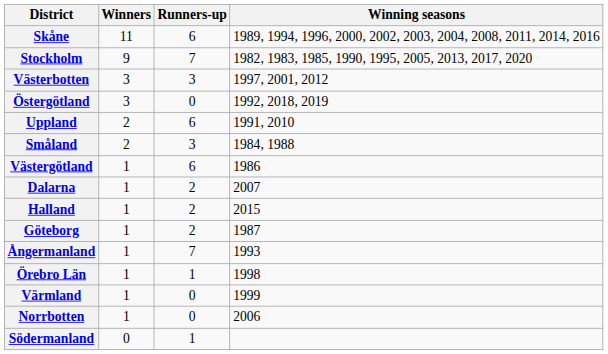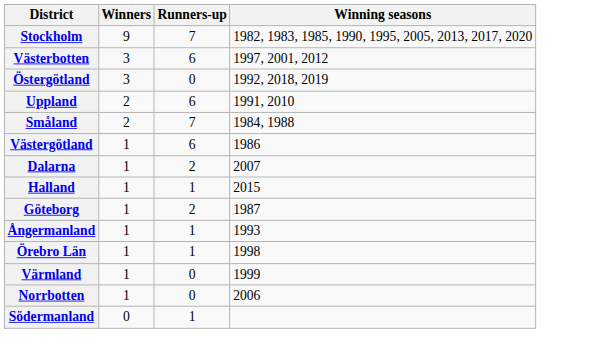- row: (51, 36)
(192, 79) 3 -> (192, 58) 6
(192, 144) 3 -> (192, 123) 7
(192, 209) 2 -> (192, 187) 1
(192, 252) 7 -> (192, 230) 1
